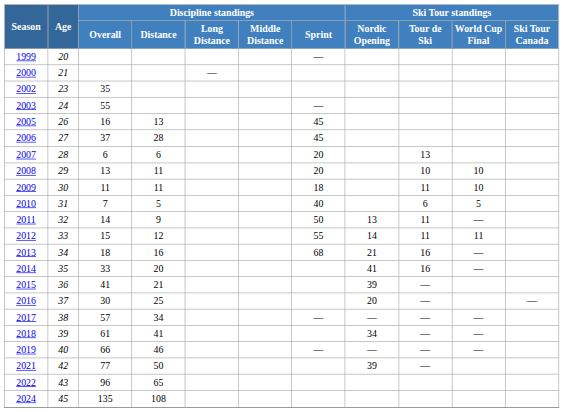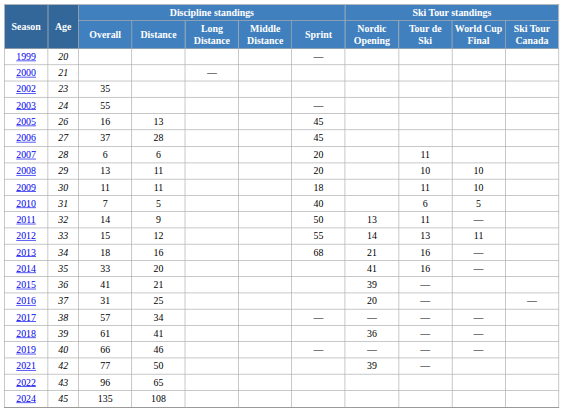(425, 154) 13 -> (425, 154) 11
(425, 236) 11 -> (425, 236) 13
(105, 301) 30 -> (105, 301) 31
(372, 334) 34 -> (372, 334) 36
